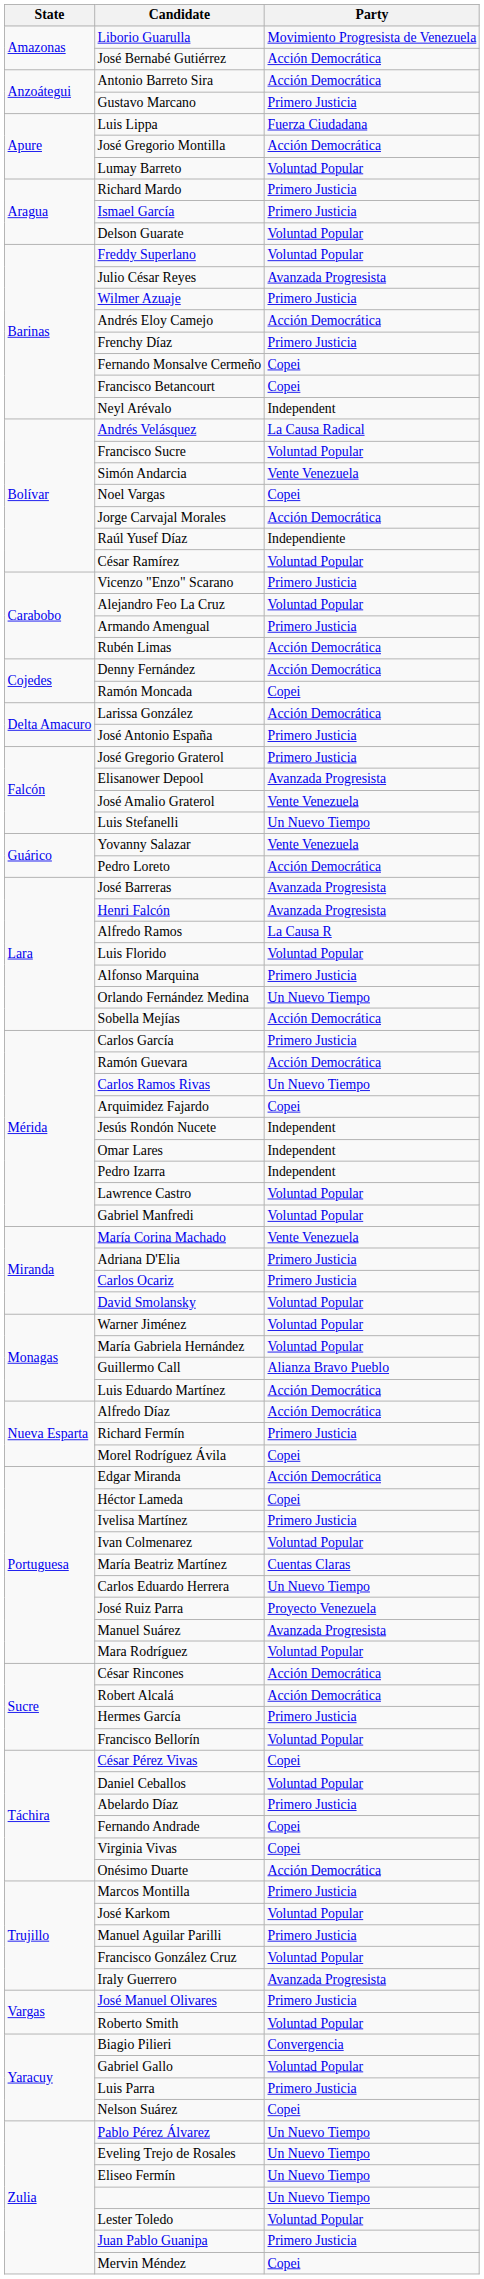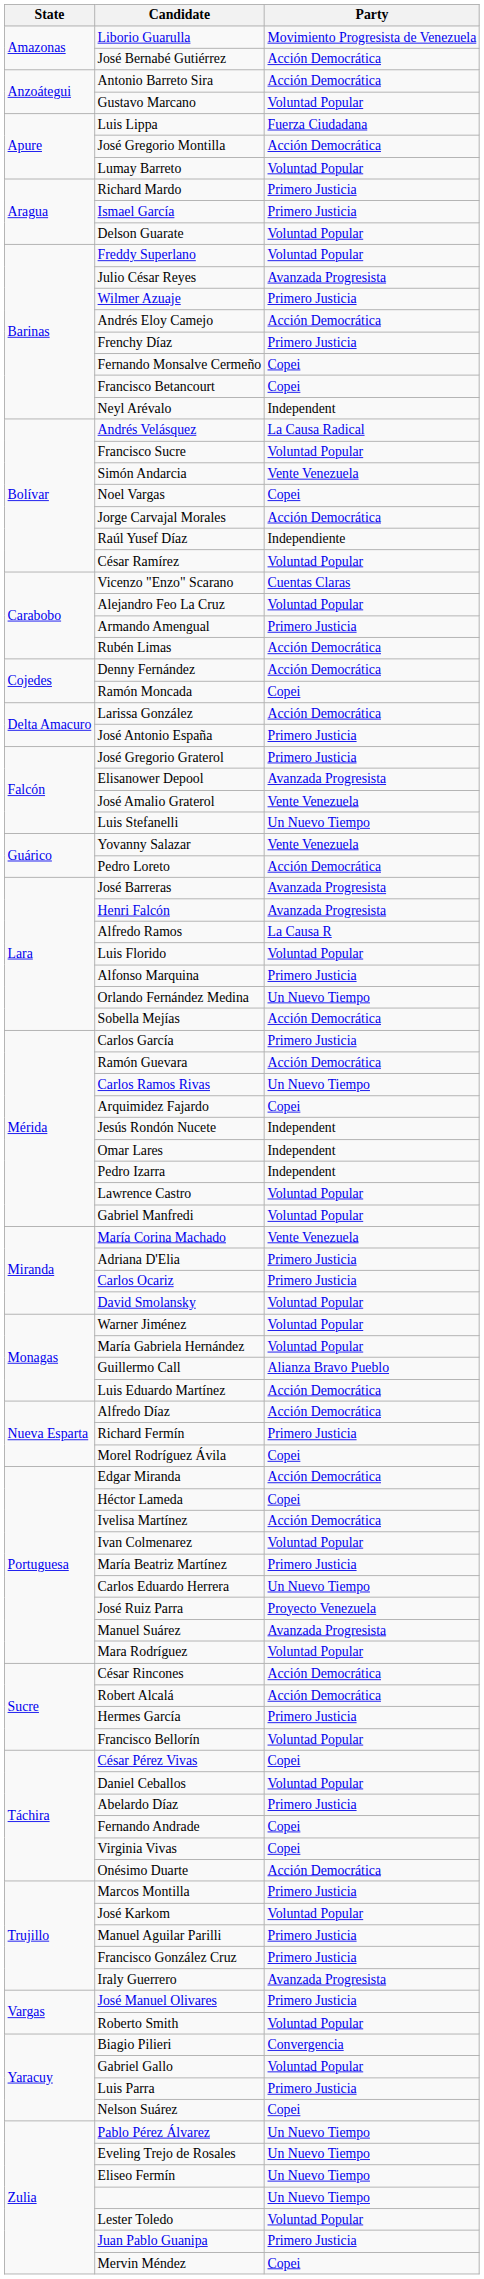(312, 102) Primero Justicia -> (315, 102) Voluntad Popular
(312, 582) Primero Justicia -> (309, 582) Cuentas Claras
(312, 1521) Primero Justicia -> (324, 1521) Acción Democrática
(309, 1564) Cuentas Claras -> (312, 1564) Primero Justicia
(315, 1957) Voluntad Popular -> (312, 1957) Primero Justicia
